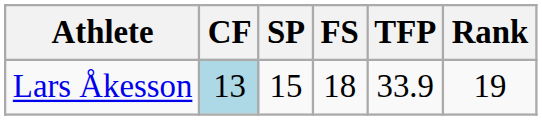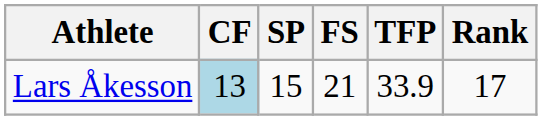(340, 86) 18 -> (340, 86) 21
(490, 86) 19 -> (490, 86) 17
